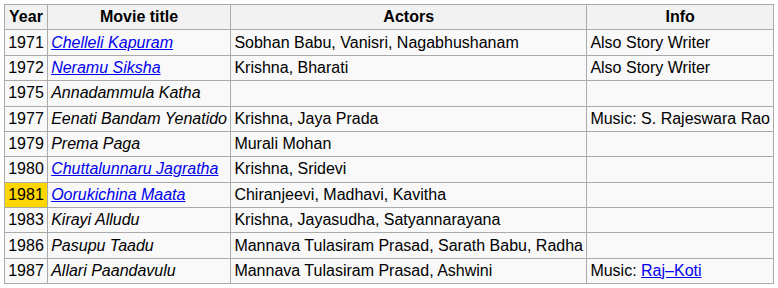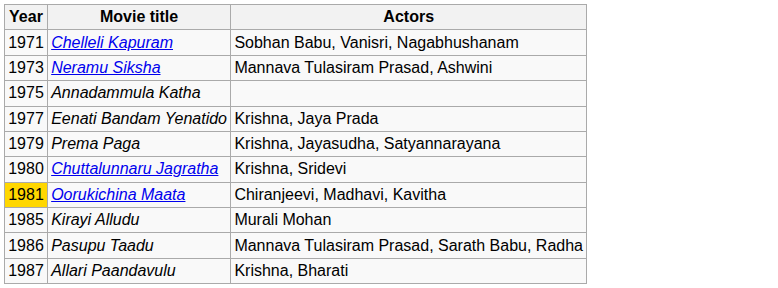- column: (680, 17)
(26, 67) 1972 -> (26, 67) 1973
(291, 67) Krishna, Bharati -> (363, 67) Mannava Tulasiram Prasad, Ashwini
(283, 144) Murali Mohan -> (367, 144) Krishna, Jayasudha, Satyannarayana
(26, 220) 1983 -> (26, 220) 1985
(367, 220) Krishna, Jayasudha, Satyannarayana -> (283, 220) Murali Mohan
(363, 270) Mannava Tulasiram Prasad, Ashwini -> (291, 270) Krishna, Bharati
